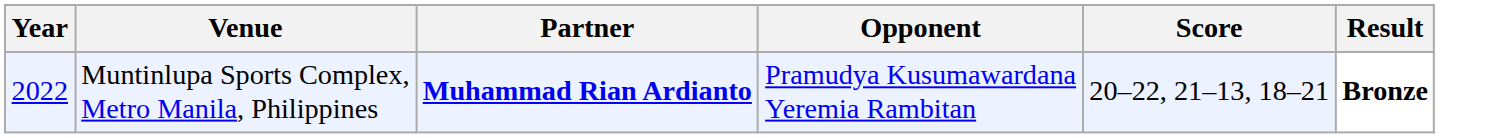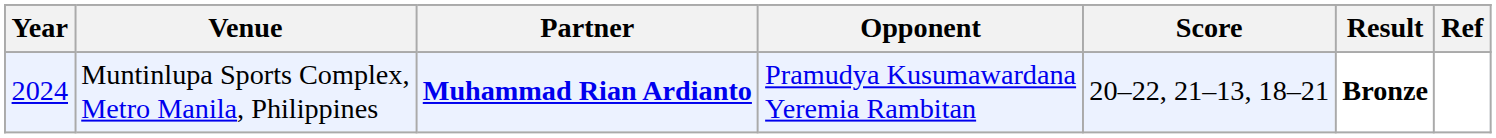+ column: (1462, 28)
(40, 91) 2022 -> (40, 91) 2024
